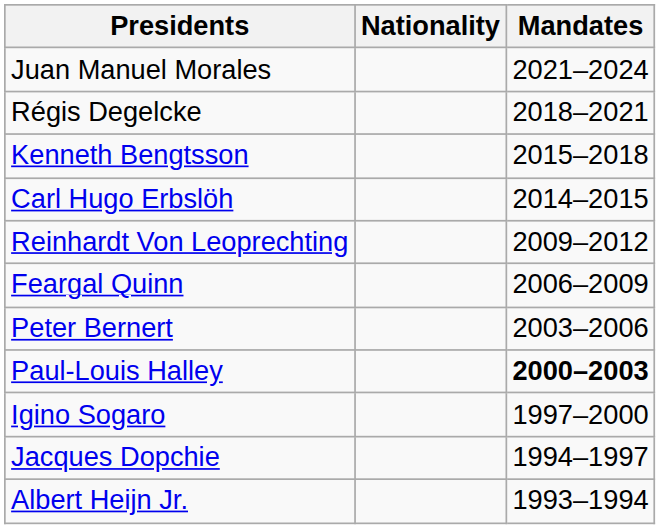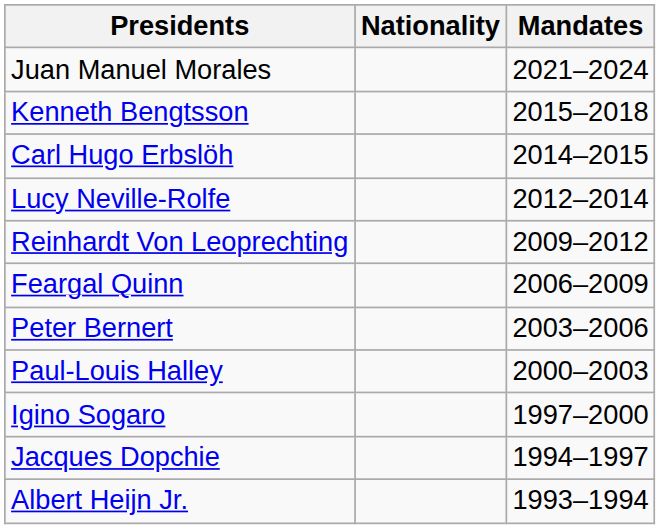- row: (106, 112)
+ row: (121, 198)
(581, 371) bold -> (581, 371) normal
